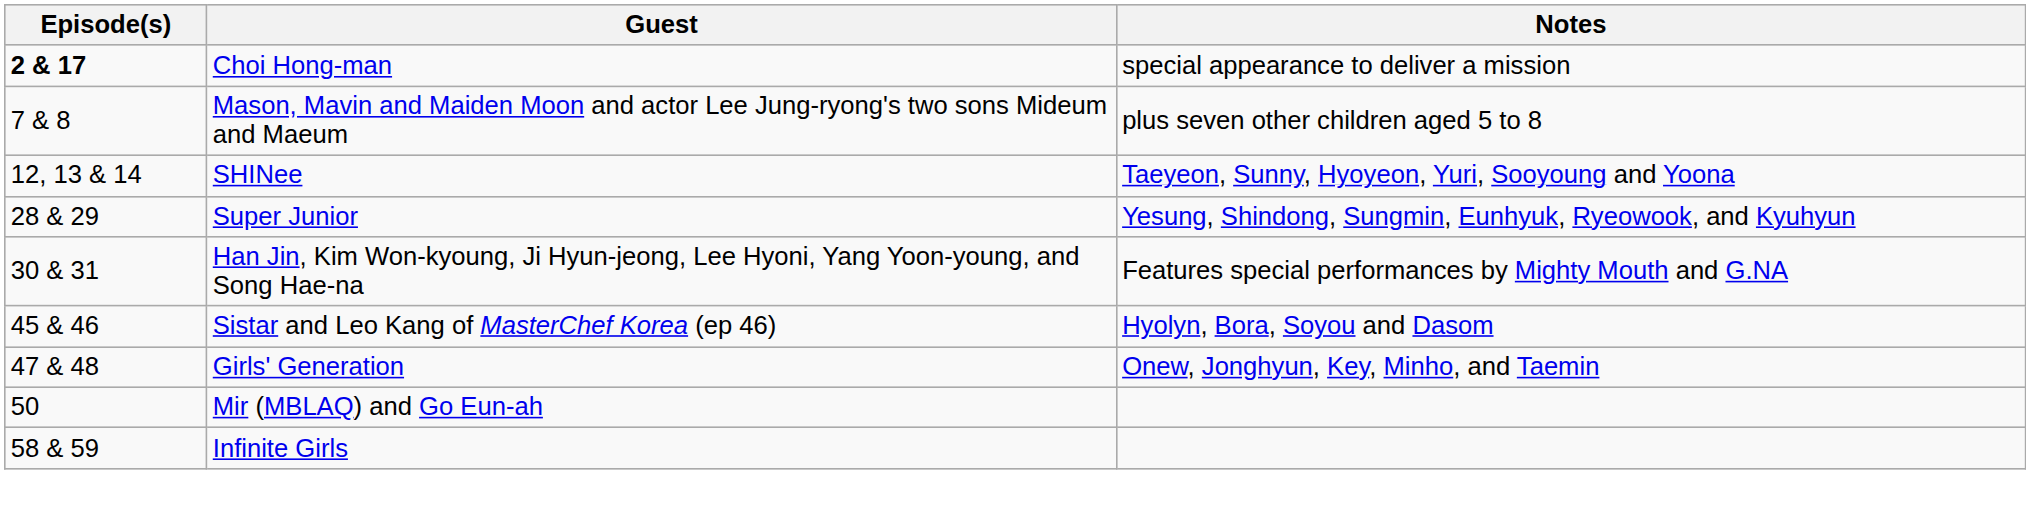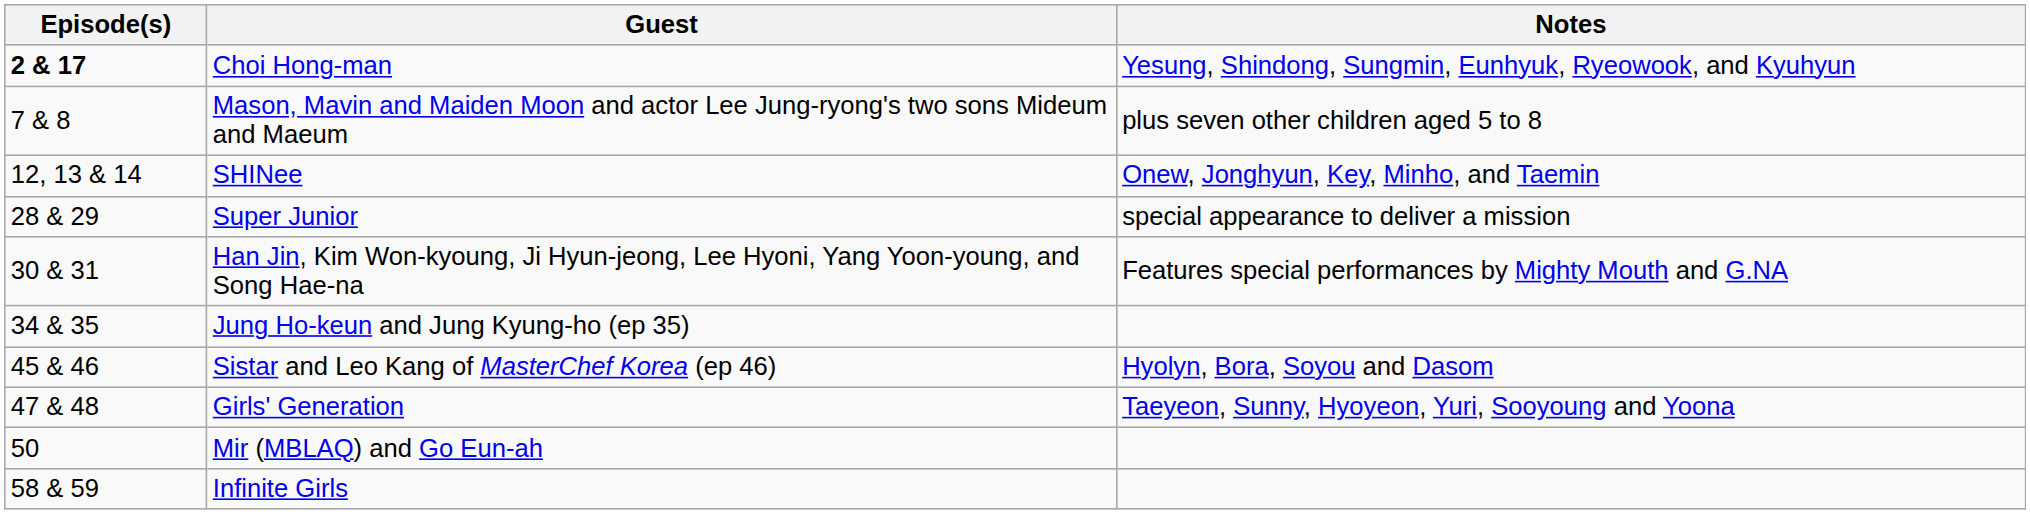(1346, 65) special appearance to deliver a mission -> (1489, 65) Yesung, Shindong, Sungmin, Eunhyuk, Ryeowook, and Kyuhyun
(1428, 175) Taeyeon, Sunny, Hyoyeon, Yuri, Sooyoung and Yoona -> (1361, 175) Onew, Jonghyun, Key, Minho, and Taemin
(1489, 216) Yesung, Shindong, Sungmin, Eunhyuk, Ryeowook, and Kyuhyun -> (1346, 216) special appearance to deliver a mission
+ row: (451, 326)
(1361, 366) Onew, Jonghyun, Key, Minho, and Taemin -> (1428, 407) Taeyeon, Sunny, Hyoyeon, Yuri, Sooyoung and Yoona
